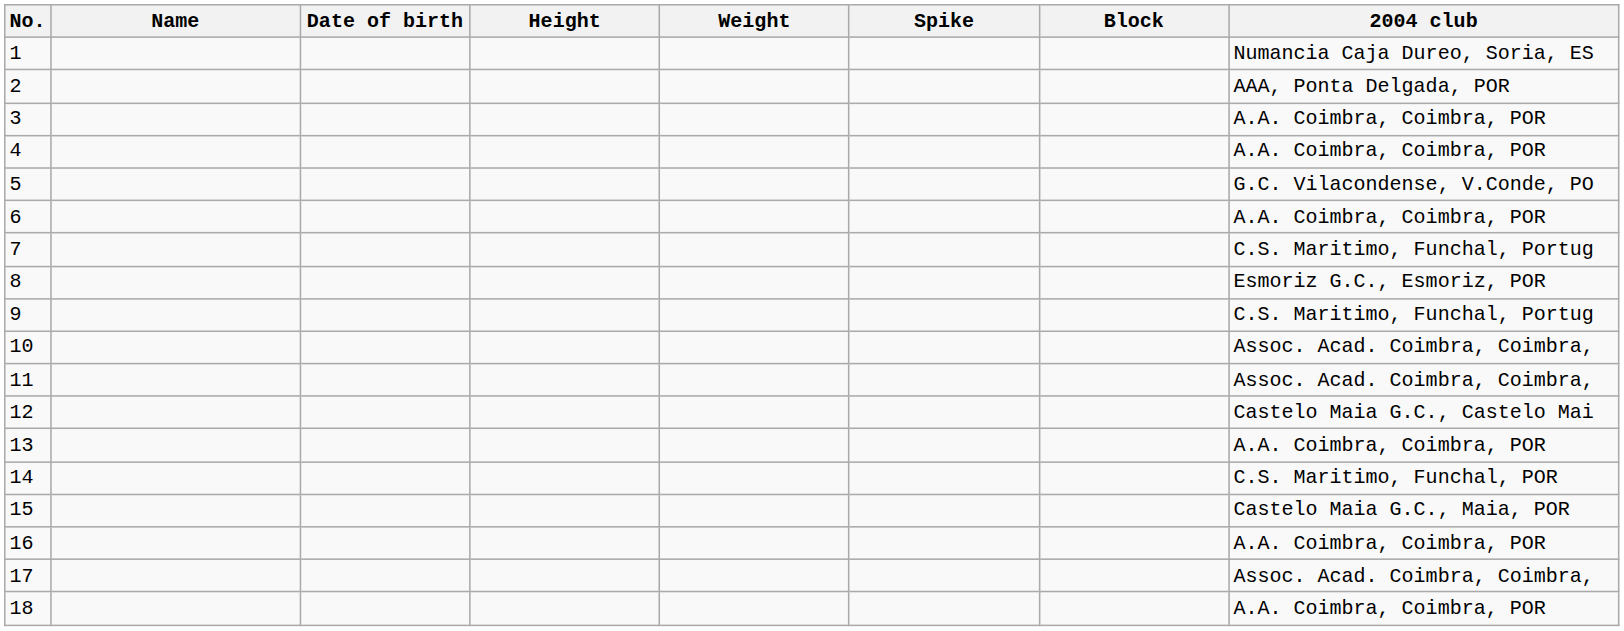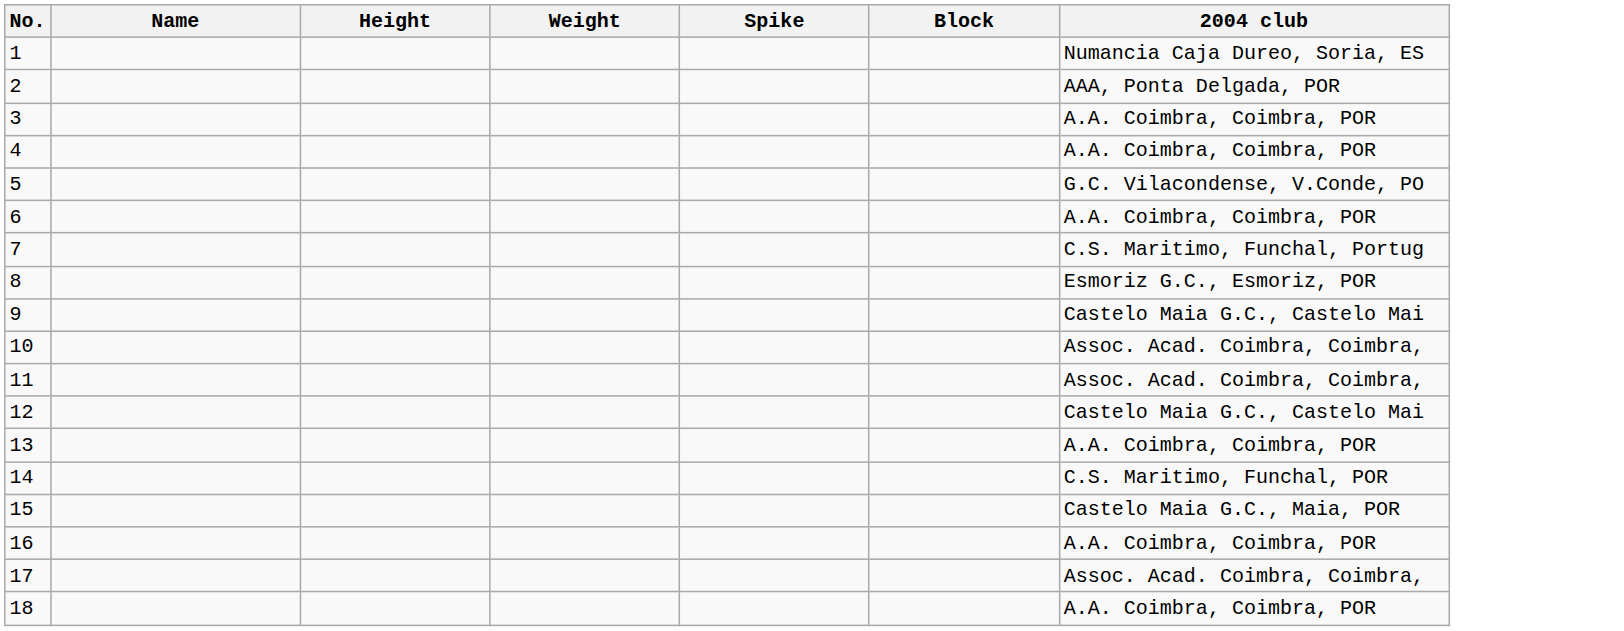- column: (385, 21)
(1414, 315) C.S. Maritimo, Funchal, Portug -> (1244, 315) Castelo Maia G.C., Castelo Mai
